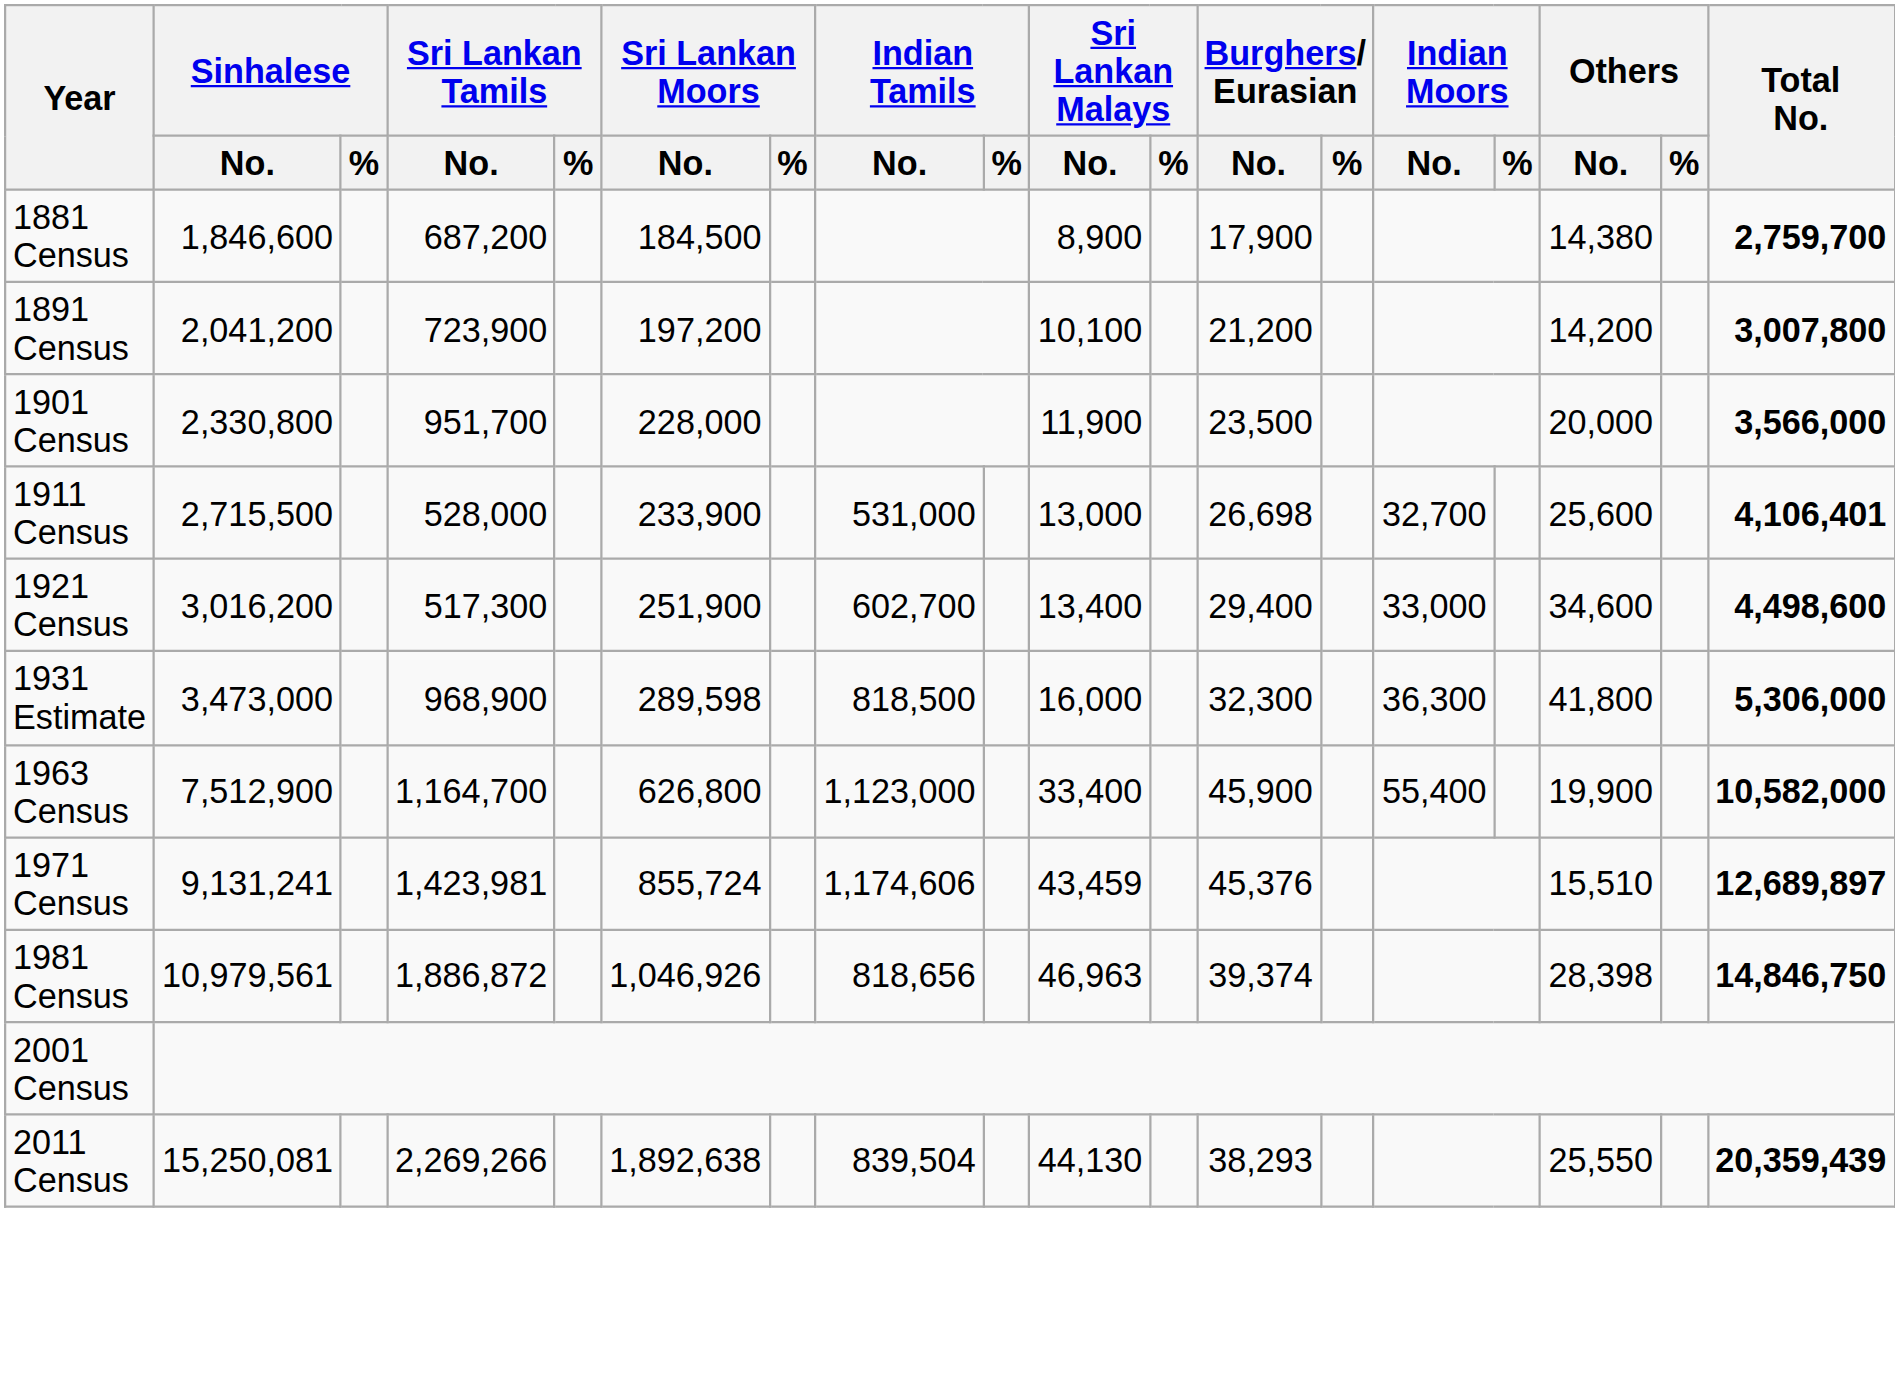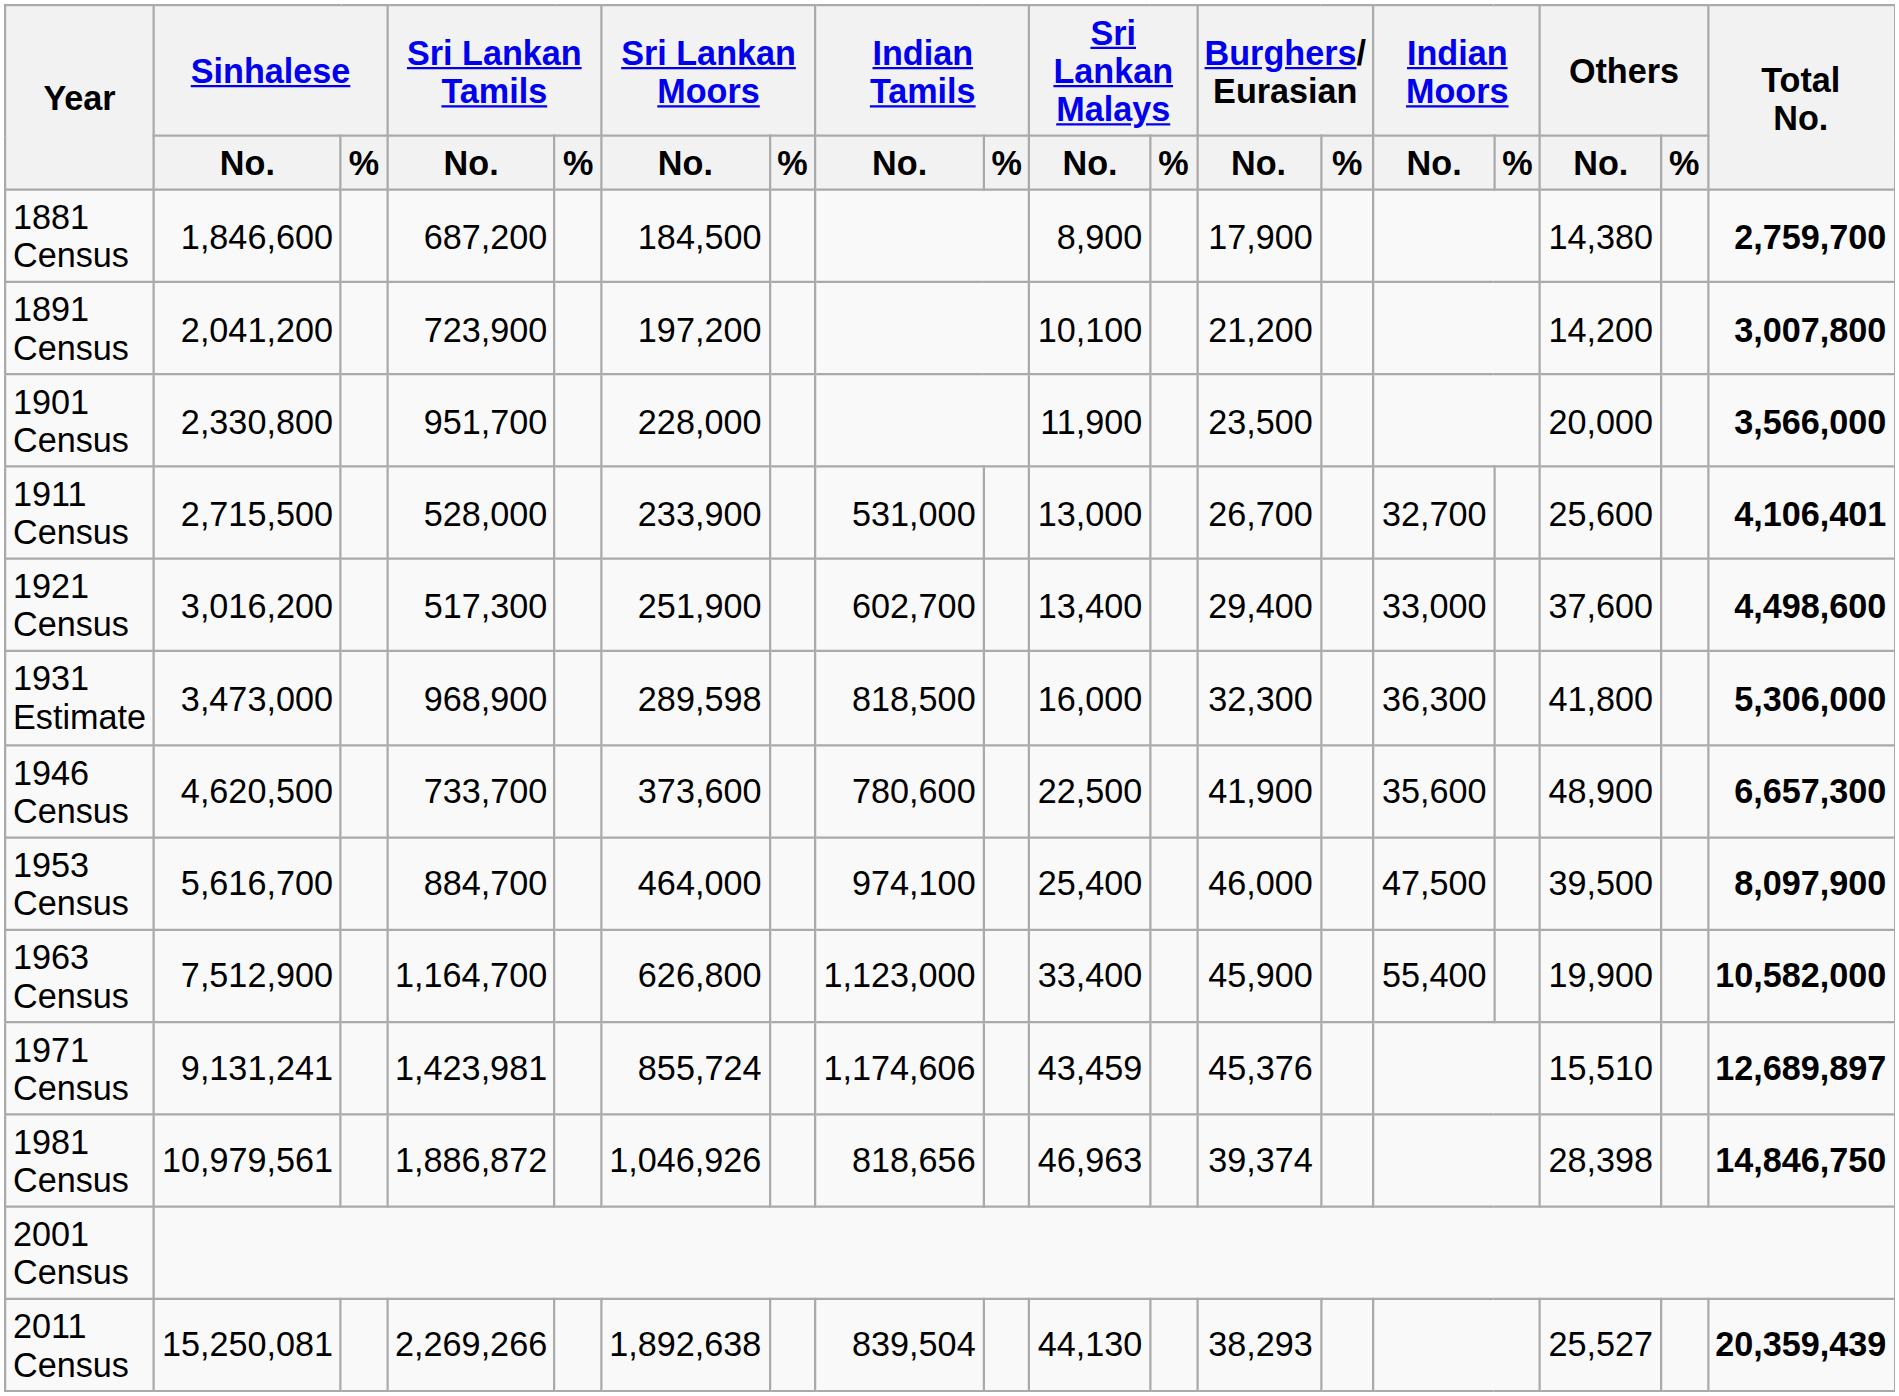(1260, 513) 26,698 -> (1260, 513) 26,700
(1601, 606) 34,600 -> (1601, 606) 37,600
+ row: (71, 791)
+ row: (71, 883)
(1601, 1160) 25,550 -> (1601, 1345) 25,527
